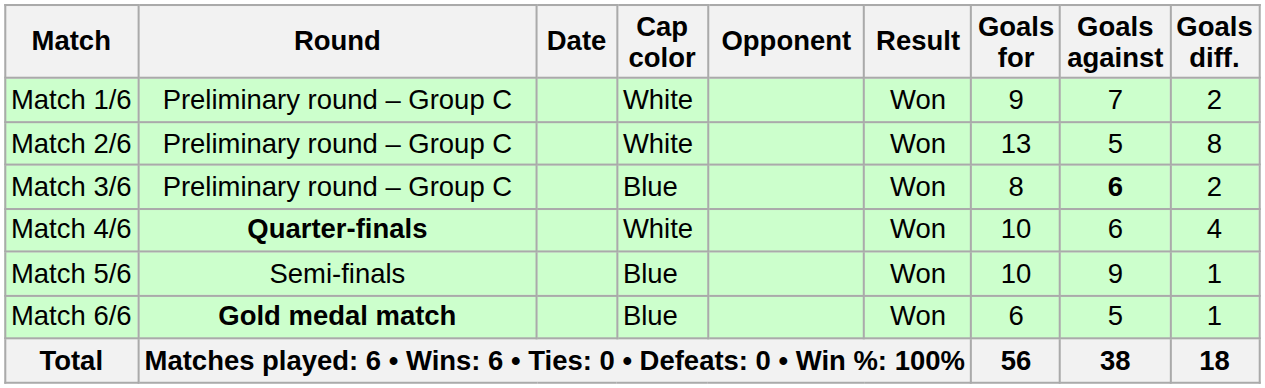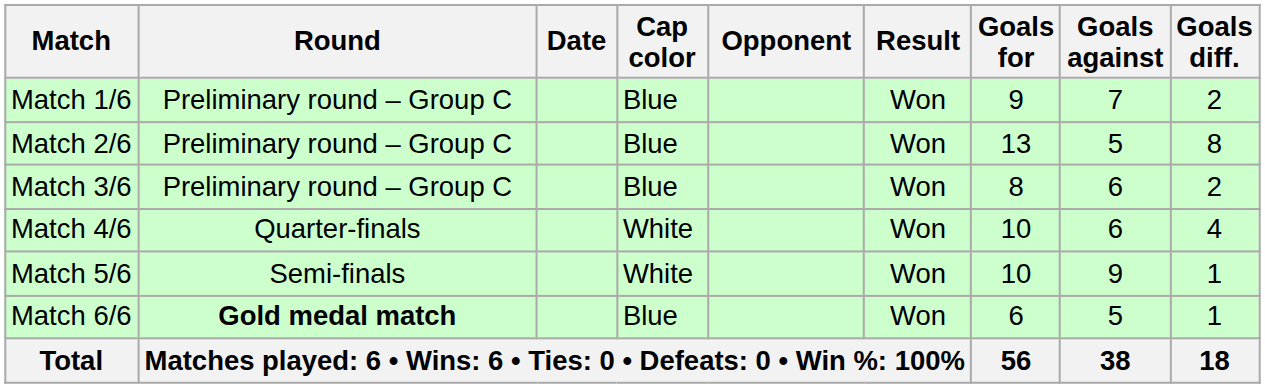(658, 100) White -> (650, 100) Blue
(658, 143) White -> (650, 143) Blue
(1115, 186) bold -> (1115, 186) normal
(337, 230) bold -> (337, 230) normal
(650, 273) Blue -> (658, 273) White
